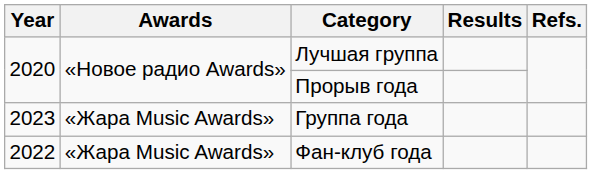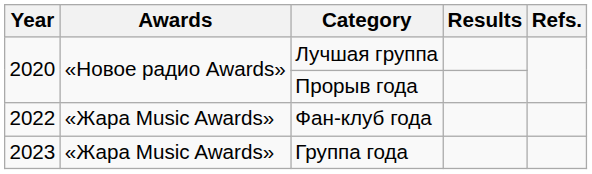rows swapped: (364, 151) <-> (352, 119)
